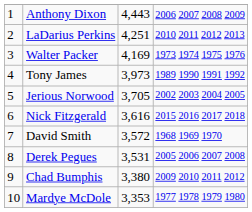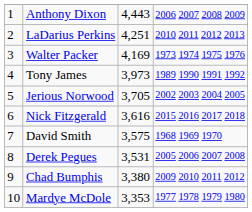(136, 136) 3,572 -> (136, 136) 3,575
